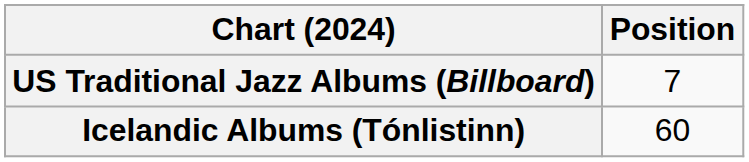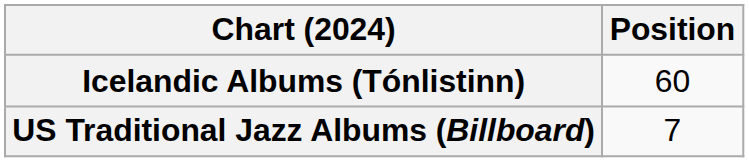rows swapped: (304, 130) <-> (304, 80)
